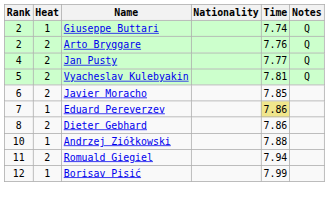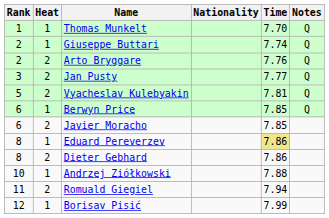+ row: (105, 29)
(19, 61) 4 -> (19, 77) 3
+ row: (99, 109)
(19, 109) 7 -> (19, 141) 8
